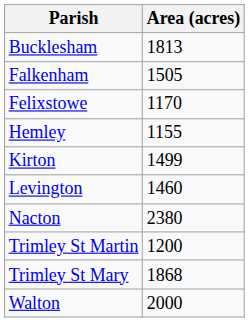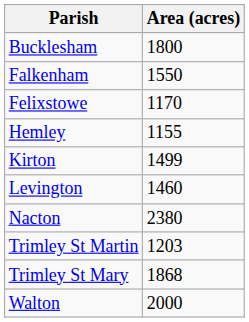(165, 47) 1813 -> (165, 47) 1800
(165, 75) 1505 -> (165, 75) 1550
(165, 246) 1200 -> (165, 246) 1203
